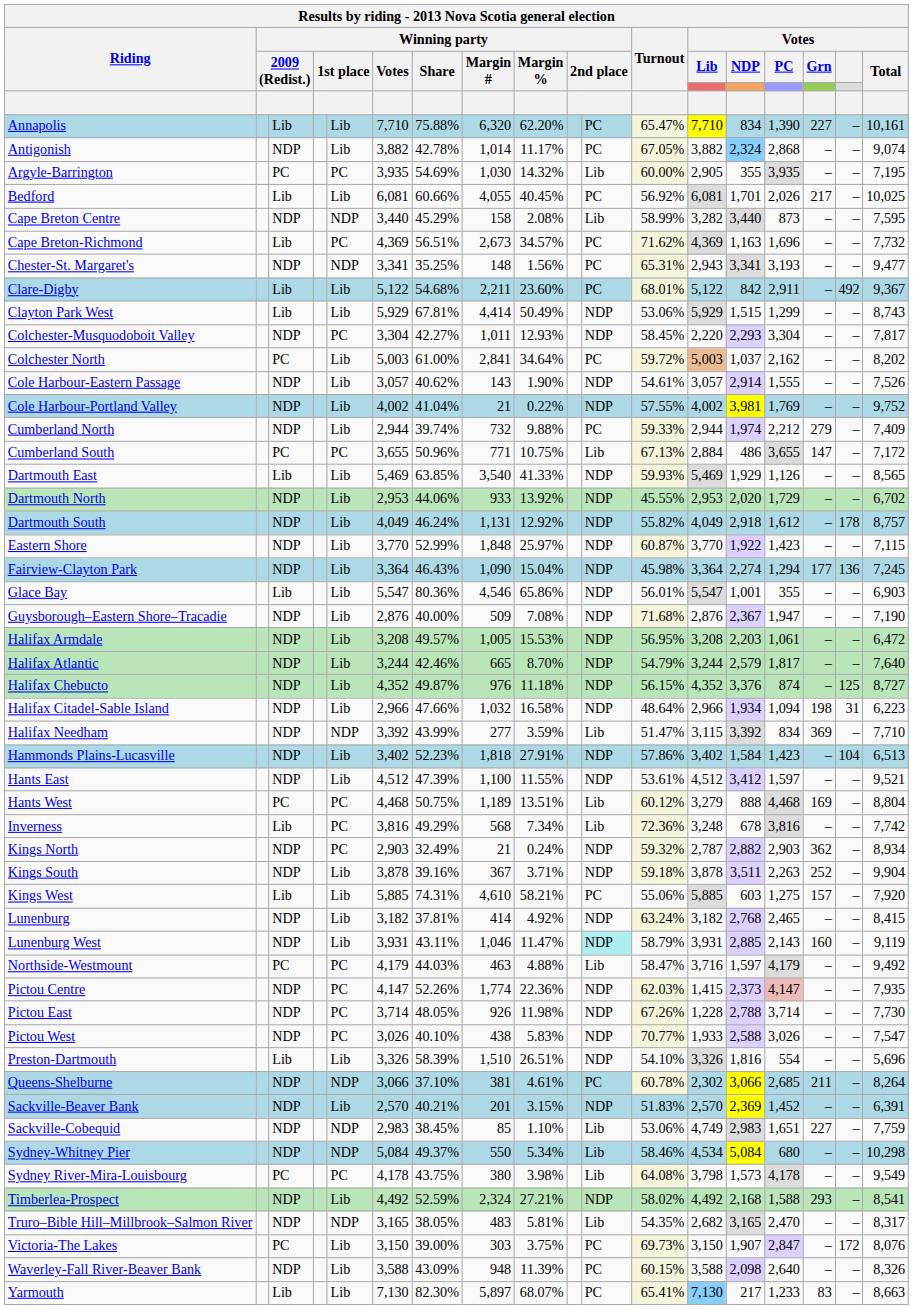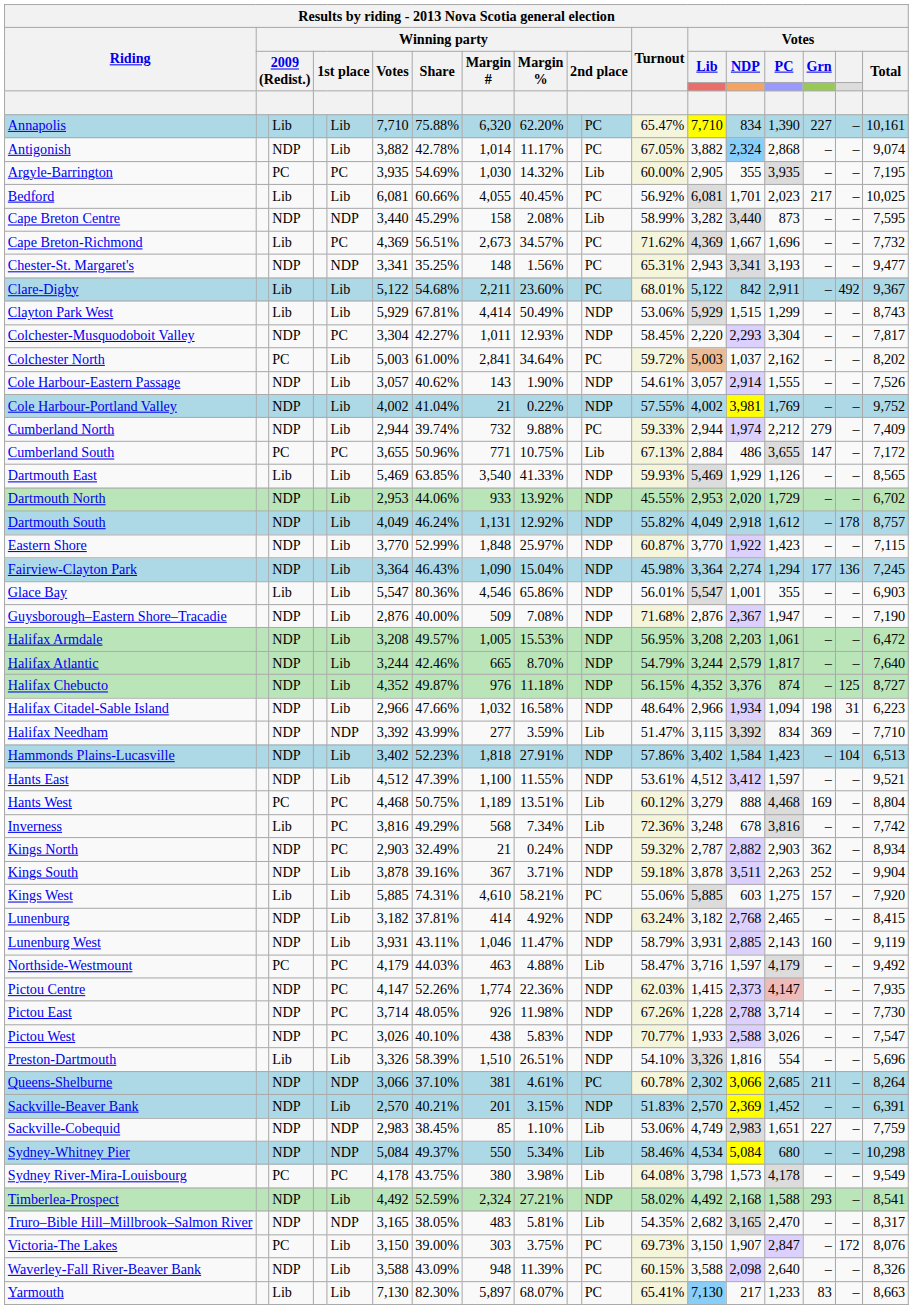(784, 195) 2,026 -> (784, 195) 2,023
(745, 242) 1,163 -> (745, 242) 1,667
(599, 942) paleturquoise background -> (599, 942) no background
